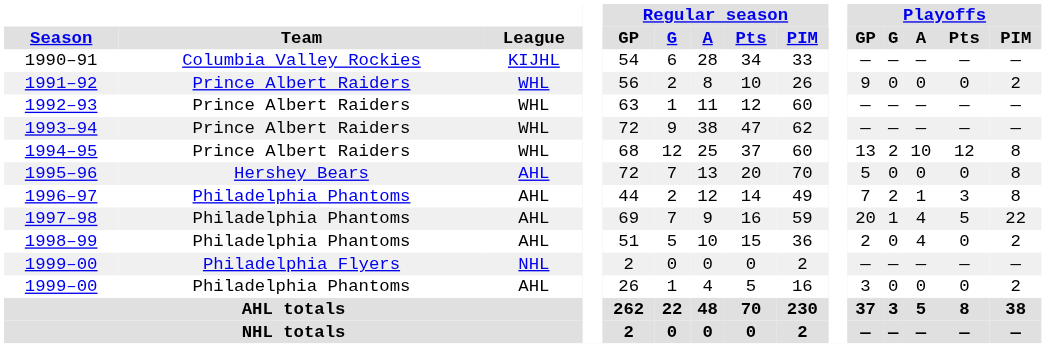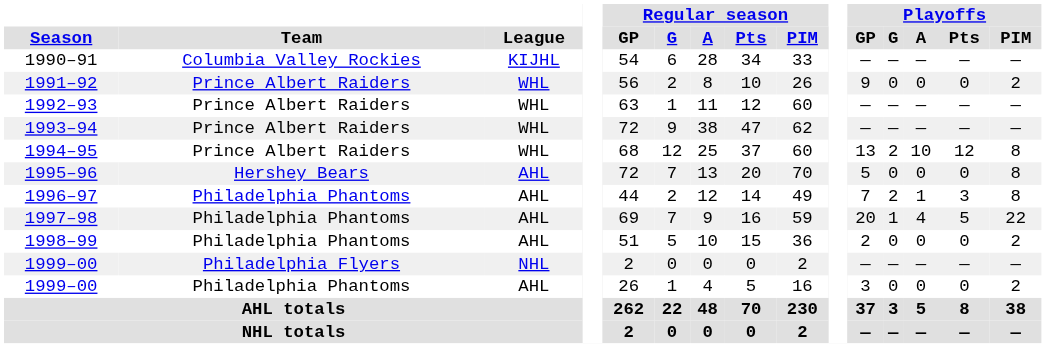(921, 241) 4 -> (921, 241) 0
